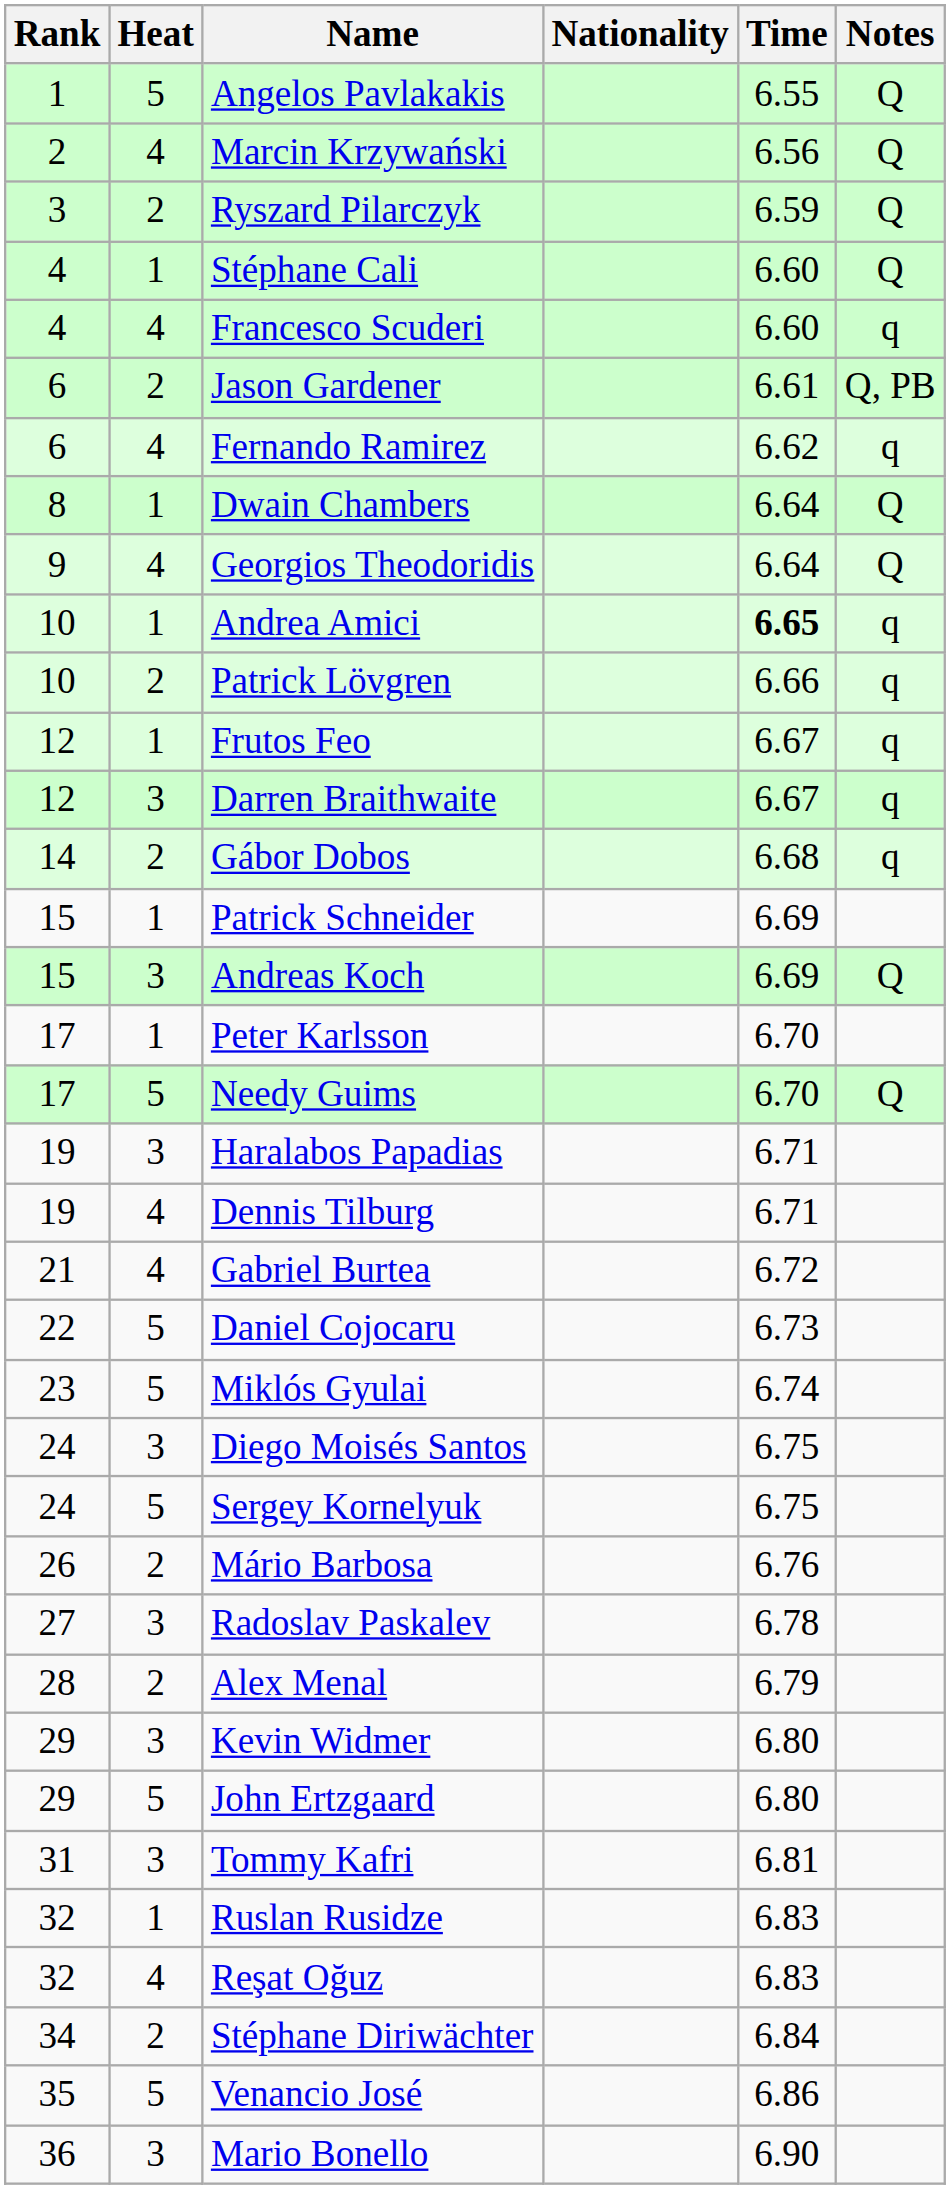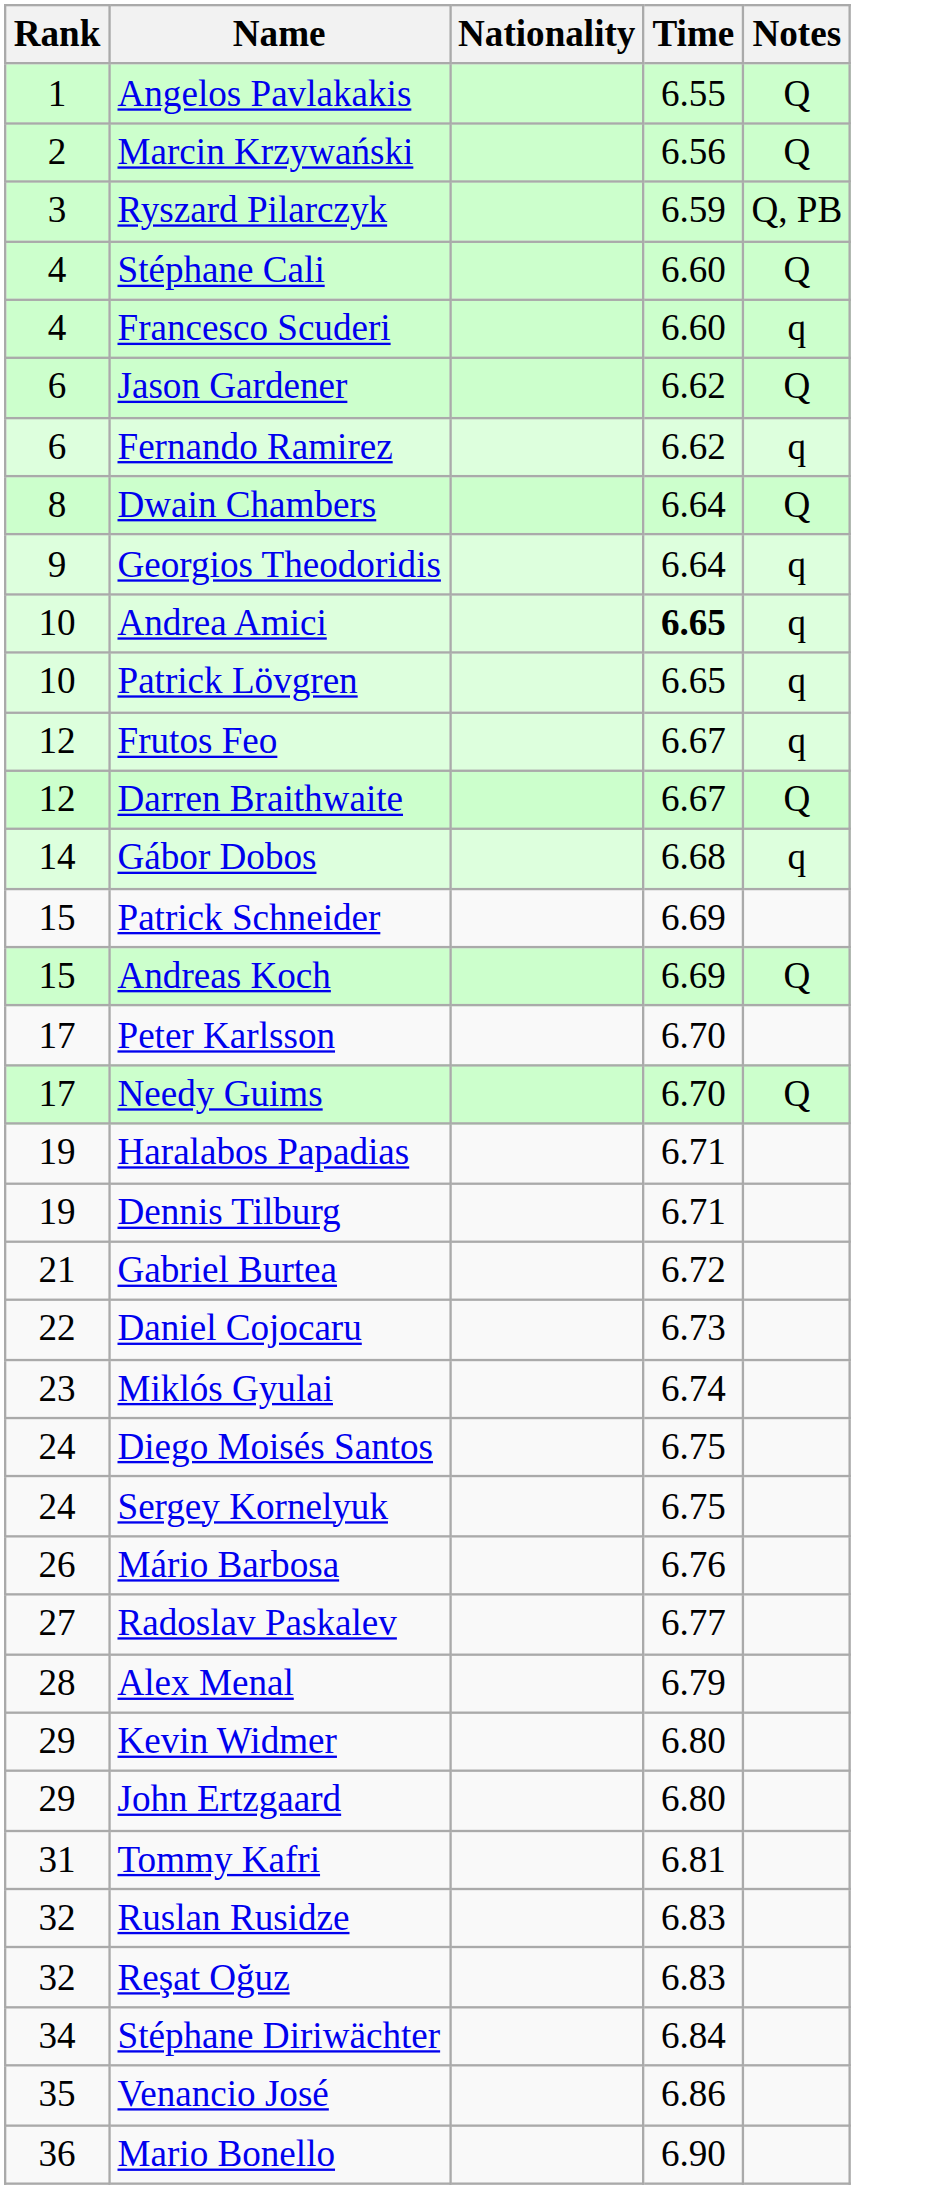- column: (156, 33)
(890, 210) Q -> (797, 210) Q, PB
(787, 387) 6.61 -> (693, 387) 6.62
(890, 387) Q, PB -> (797, 387) Q
(890, 563) Q -> (797, 563) q
(787, 681) 6.66 -> (693, 681) 6.65
(890, 799) q -> (797, 799) Q
(787, 1623) 6.78 -> (693, 1623) 6.77
